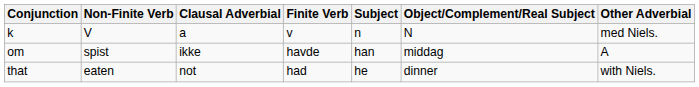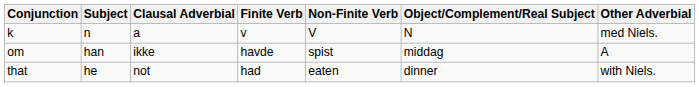columns swapped: (376, 14) <-> (129, 14)
